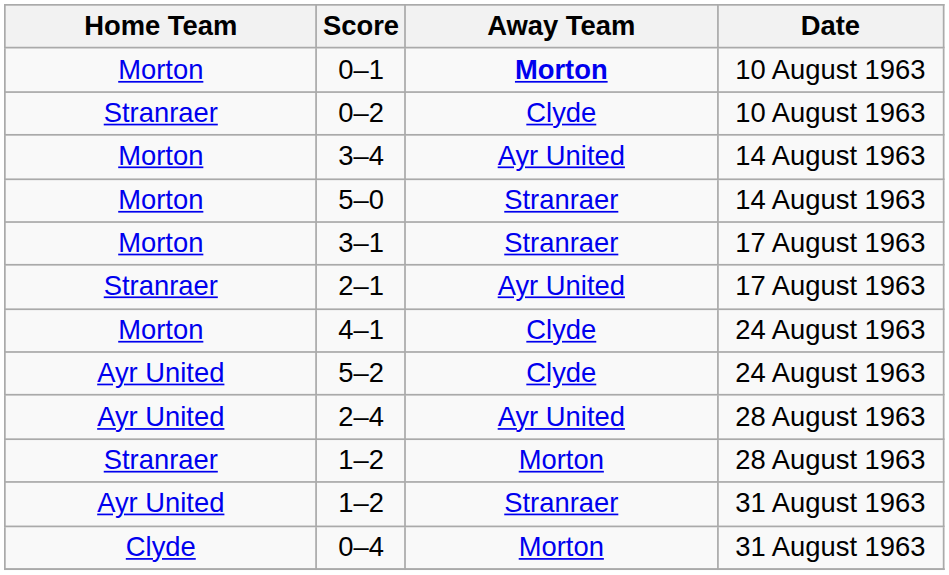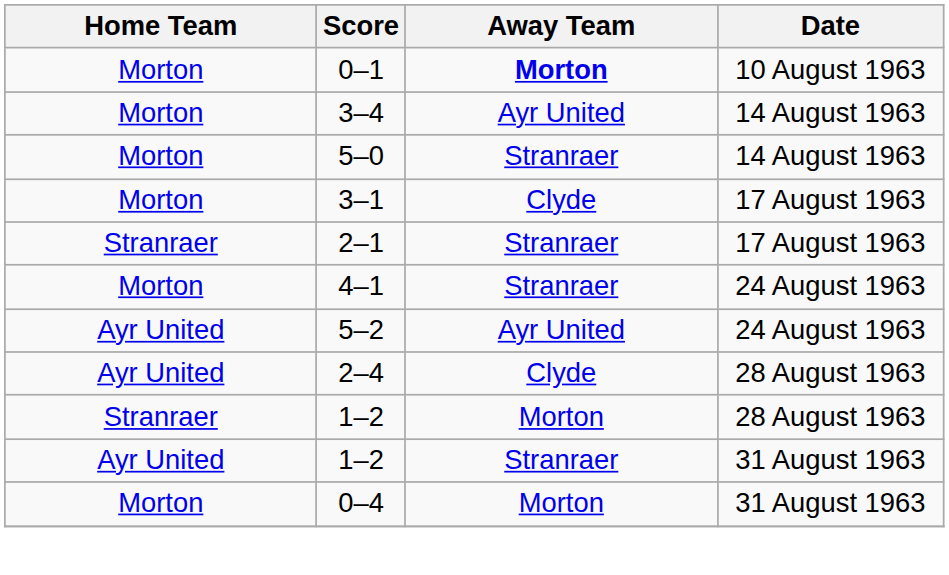- row: (361, 112)
(561, 243) Stranraer -> (561, 199) Clyde
(561, 286) Ayr United -> (561, 243) Stranraer
(561, 329) Clyde -> (561, 286) Stranraer
(561, 373) Clyde -> (561, 329) Ayr United
(561, 416) Ayr United -> (561, 373) Clyde
(161, 546) Clyde -> (161, 503) Morton
